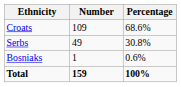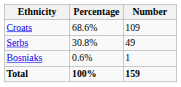columns swapped: (96, 12) <-> (150, 12)
